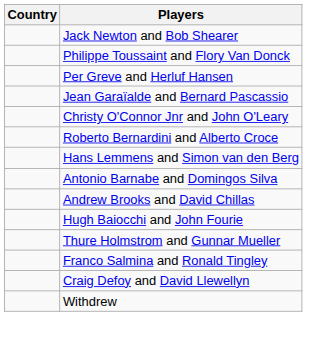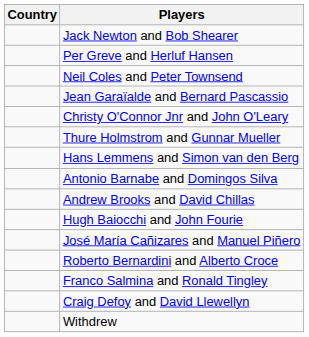- row: (176, 56)
+ row: (153, 76)
rows swapped: (171, 138) <-> (172, 240)
+ row: (182, 240)
